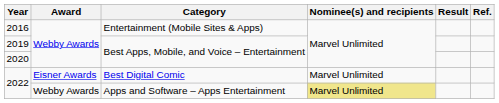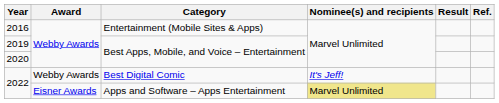(65, 75) Eisner Awards -> (66, 75) Webby Awards
(346, 75) Marvel Unlimited -> (326, 75) It's Jeff!
(66, 91) Webby Awards -> (65, 91) Eisner Awards
